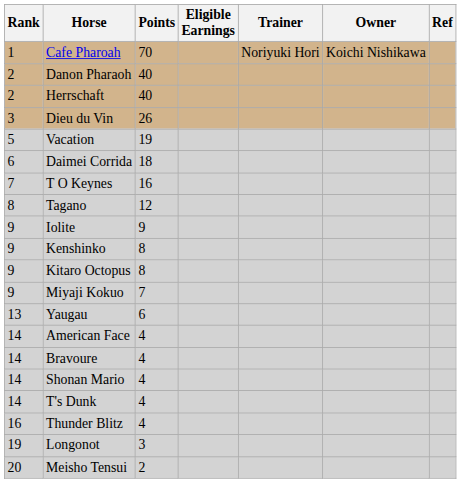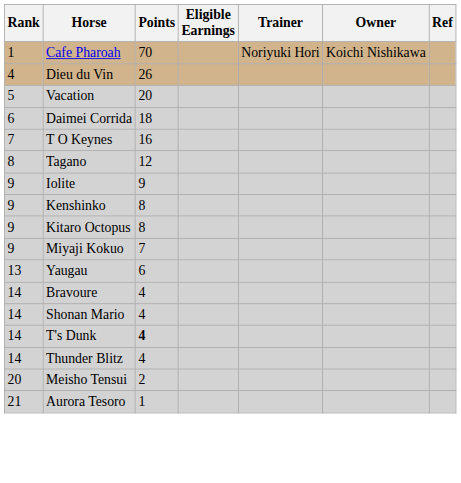- row: (89, 74)
- row: (75, 96)
(11, 118) 3 -> (11, 74) 4
(145, 140) 19 -> (145, 96) 20
- row: (88, 336)
(142, 401) normal -> (142, 336) bold
(14, 423) 16 -> (14, 358) 14
- row: (73, 445)
+ row: (86, 401)
